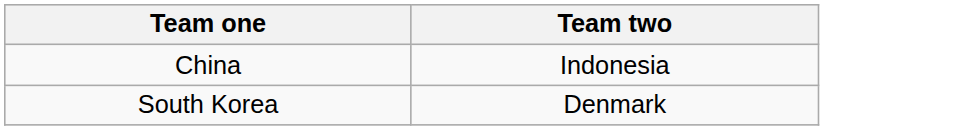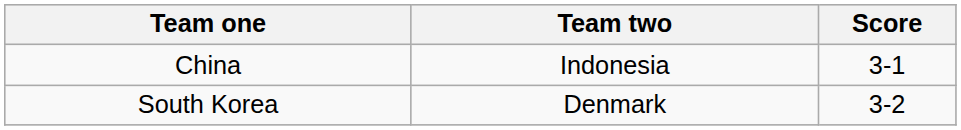+ column: (887, 24)
